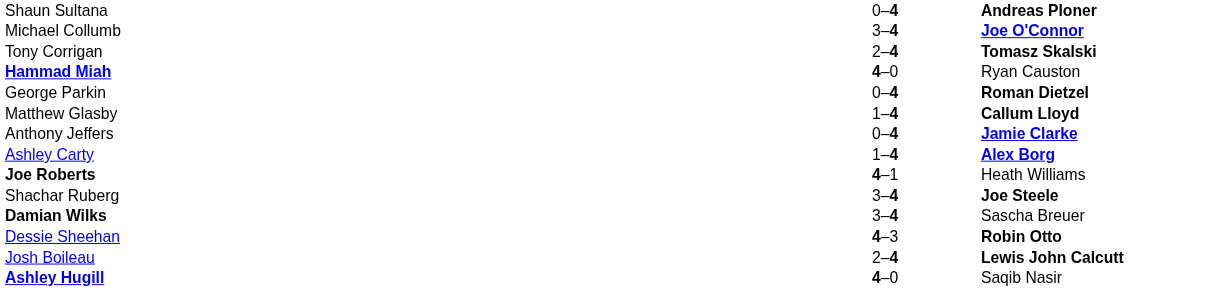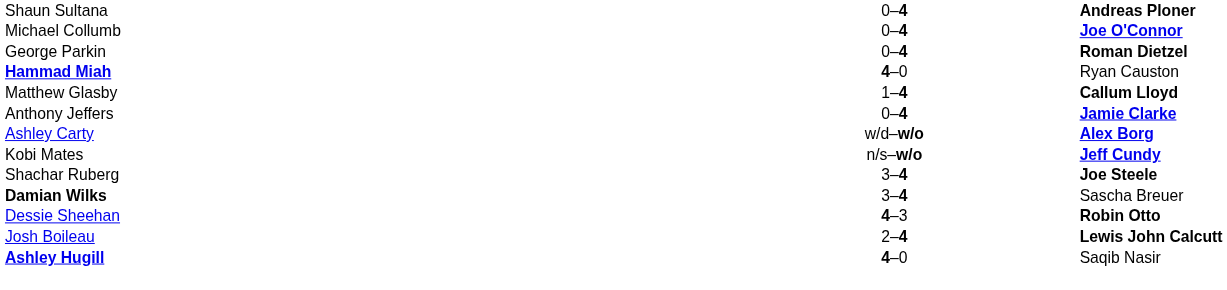(885, 31) 3–4 -> (894, 31) 0–4
- row: (54, 51)
rows swapped: (58, 72) <-> (56, 93)
(885, 154) 1–4 -> (894, 134) w/d–w/o
+ row: (44, 154)
- row: (50, 175)
